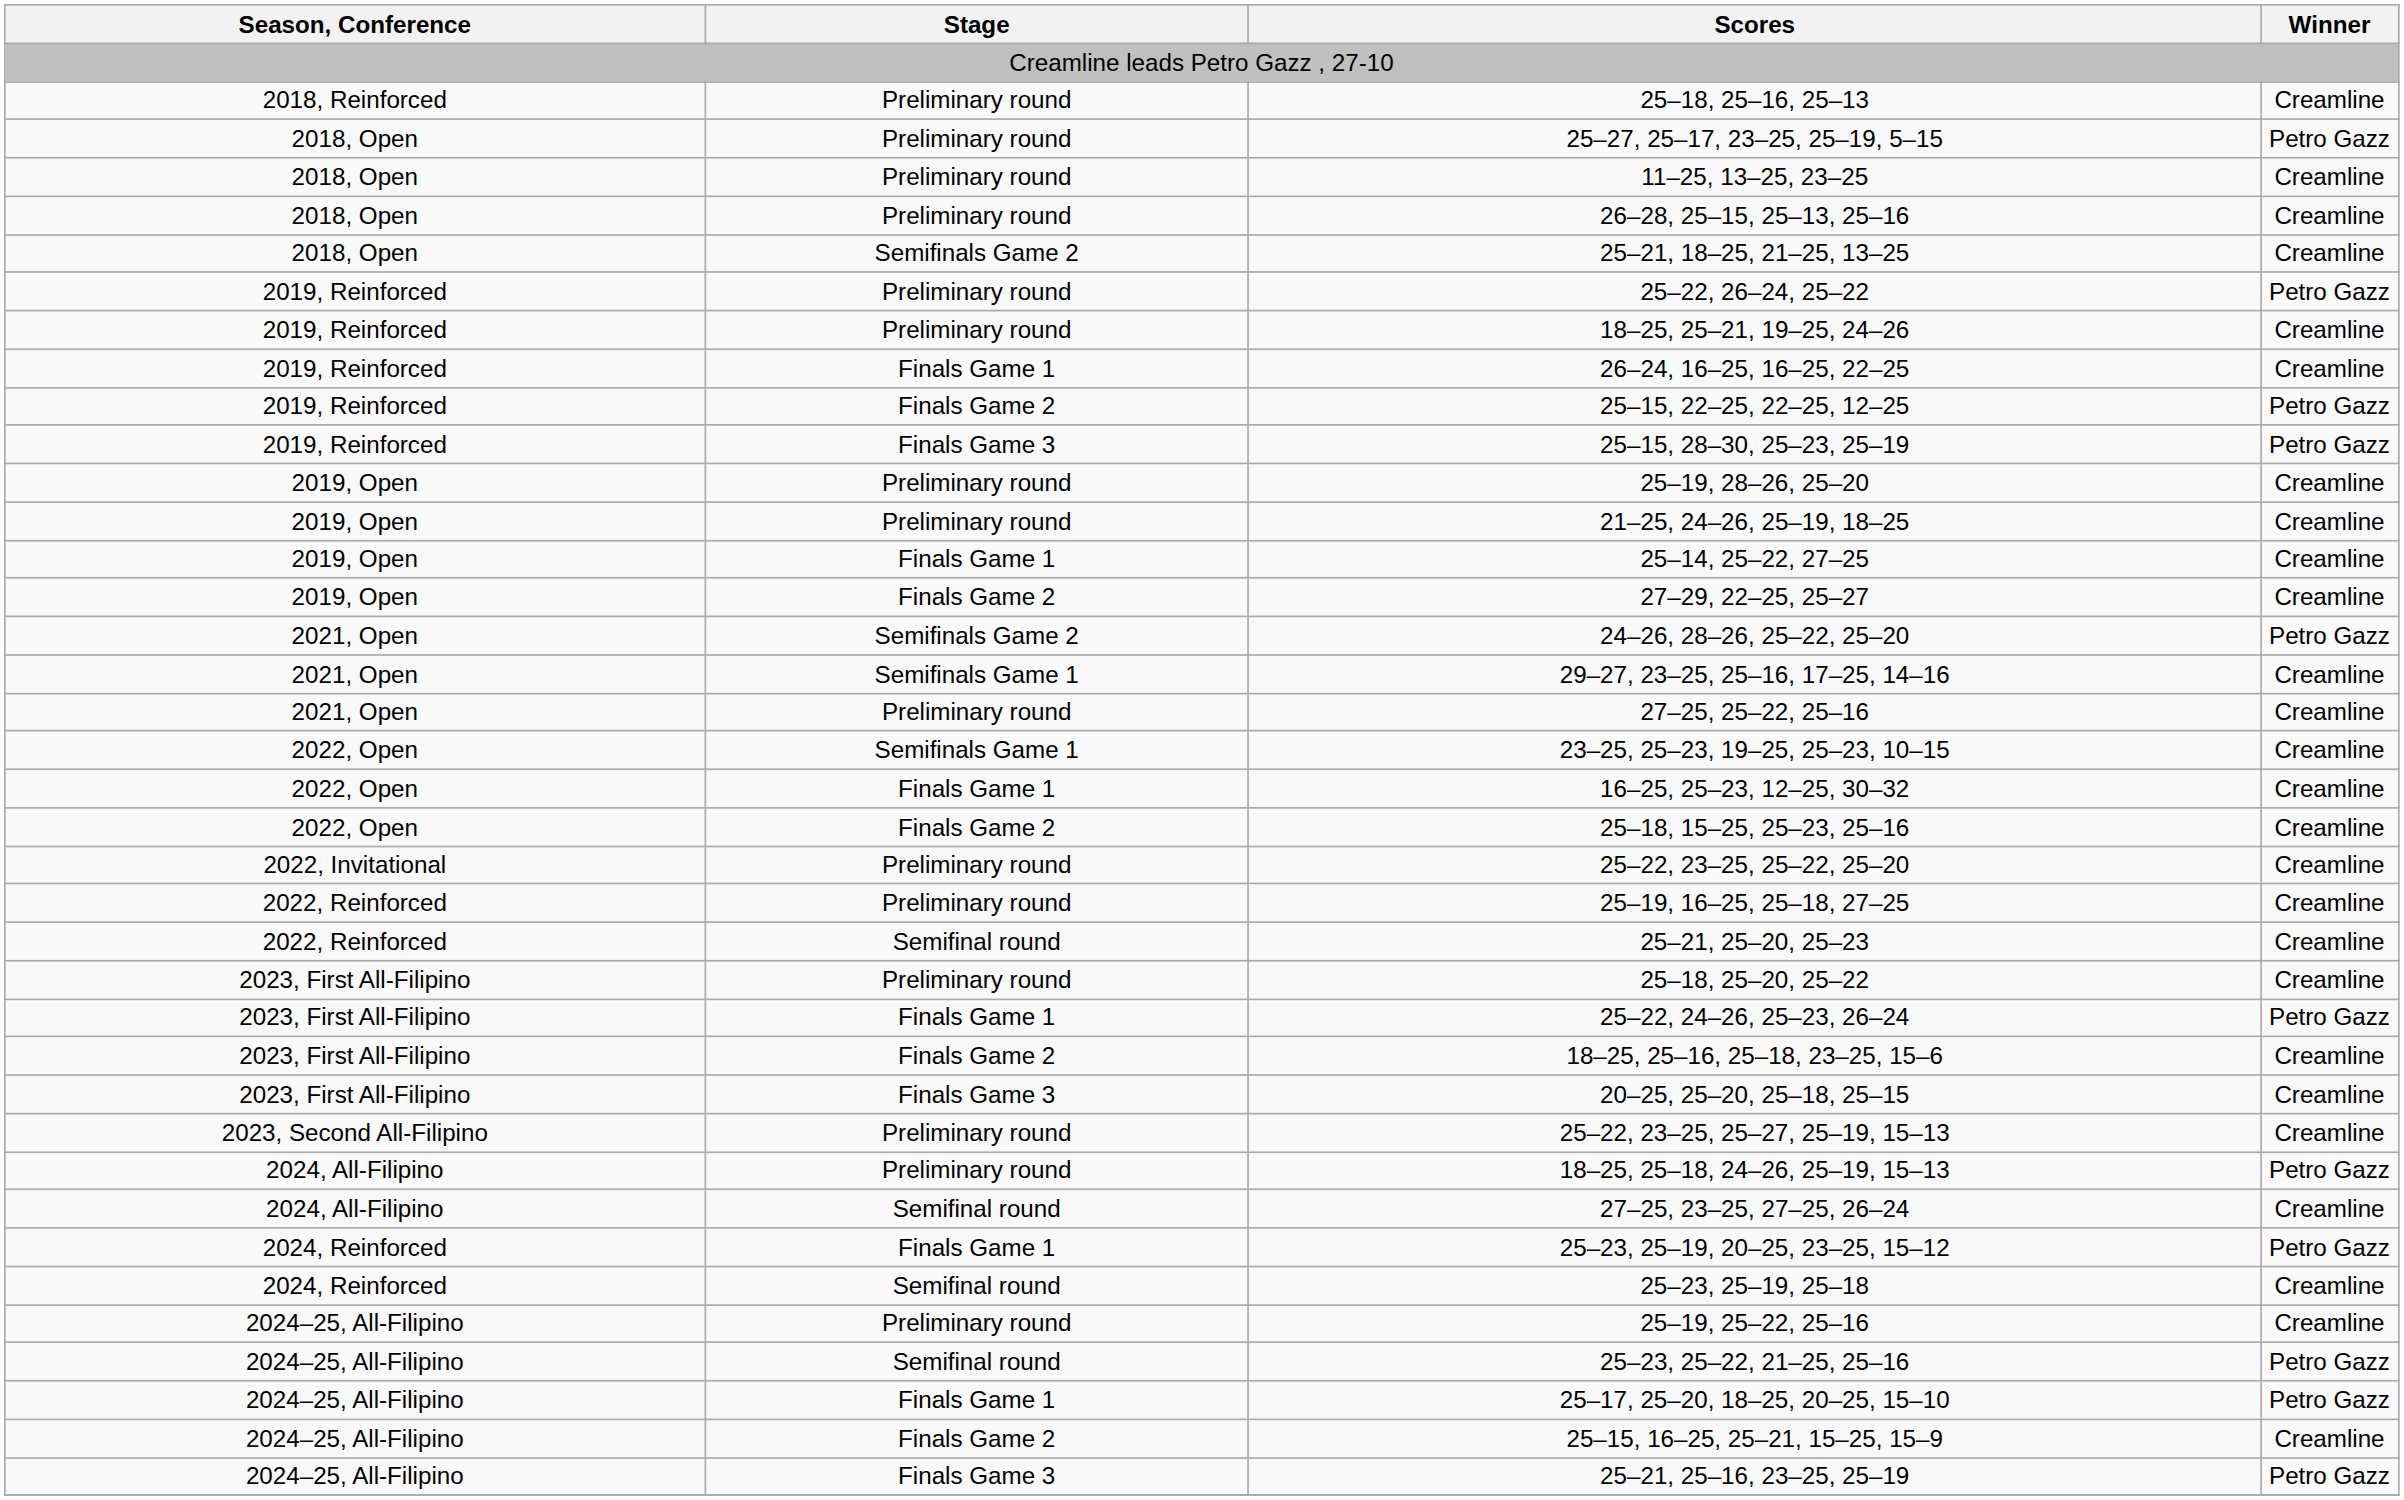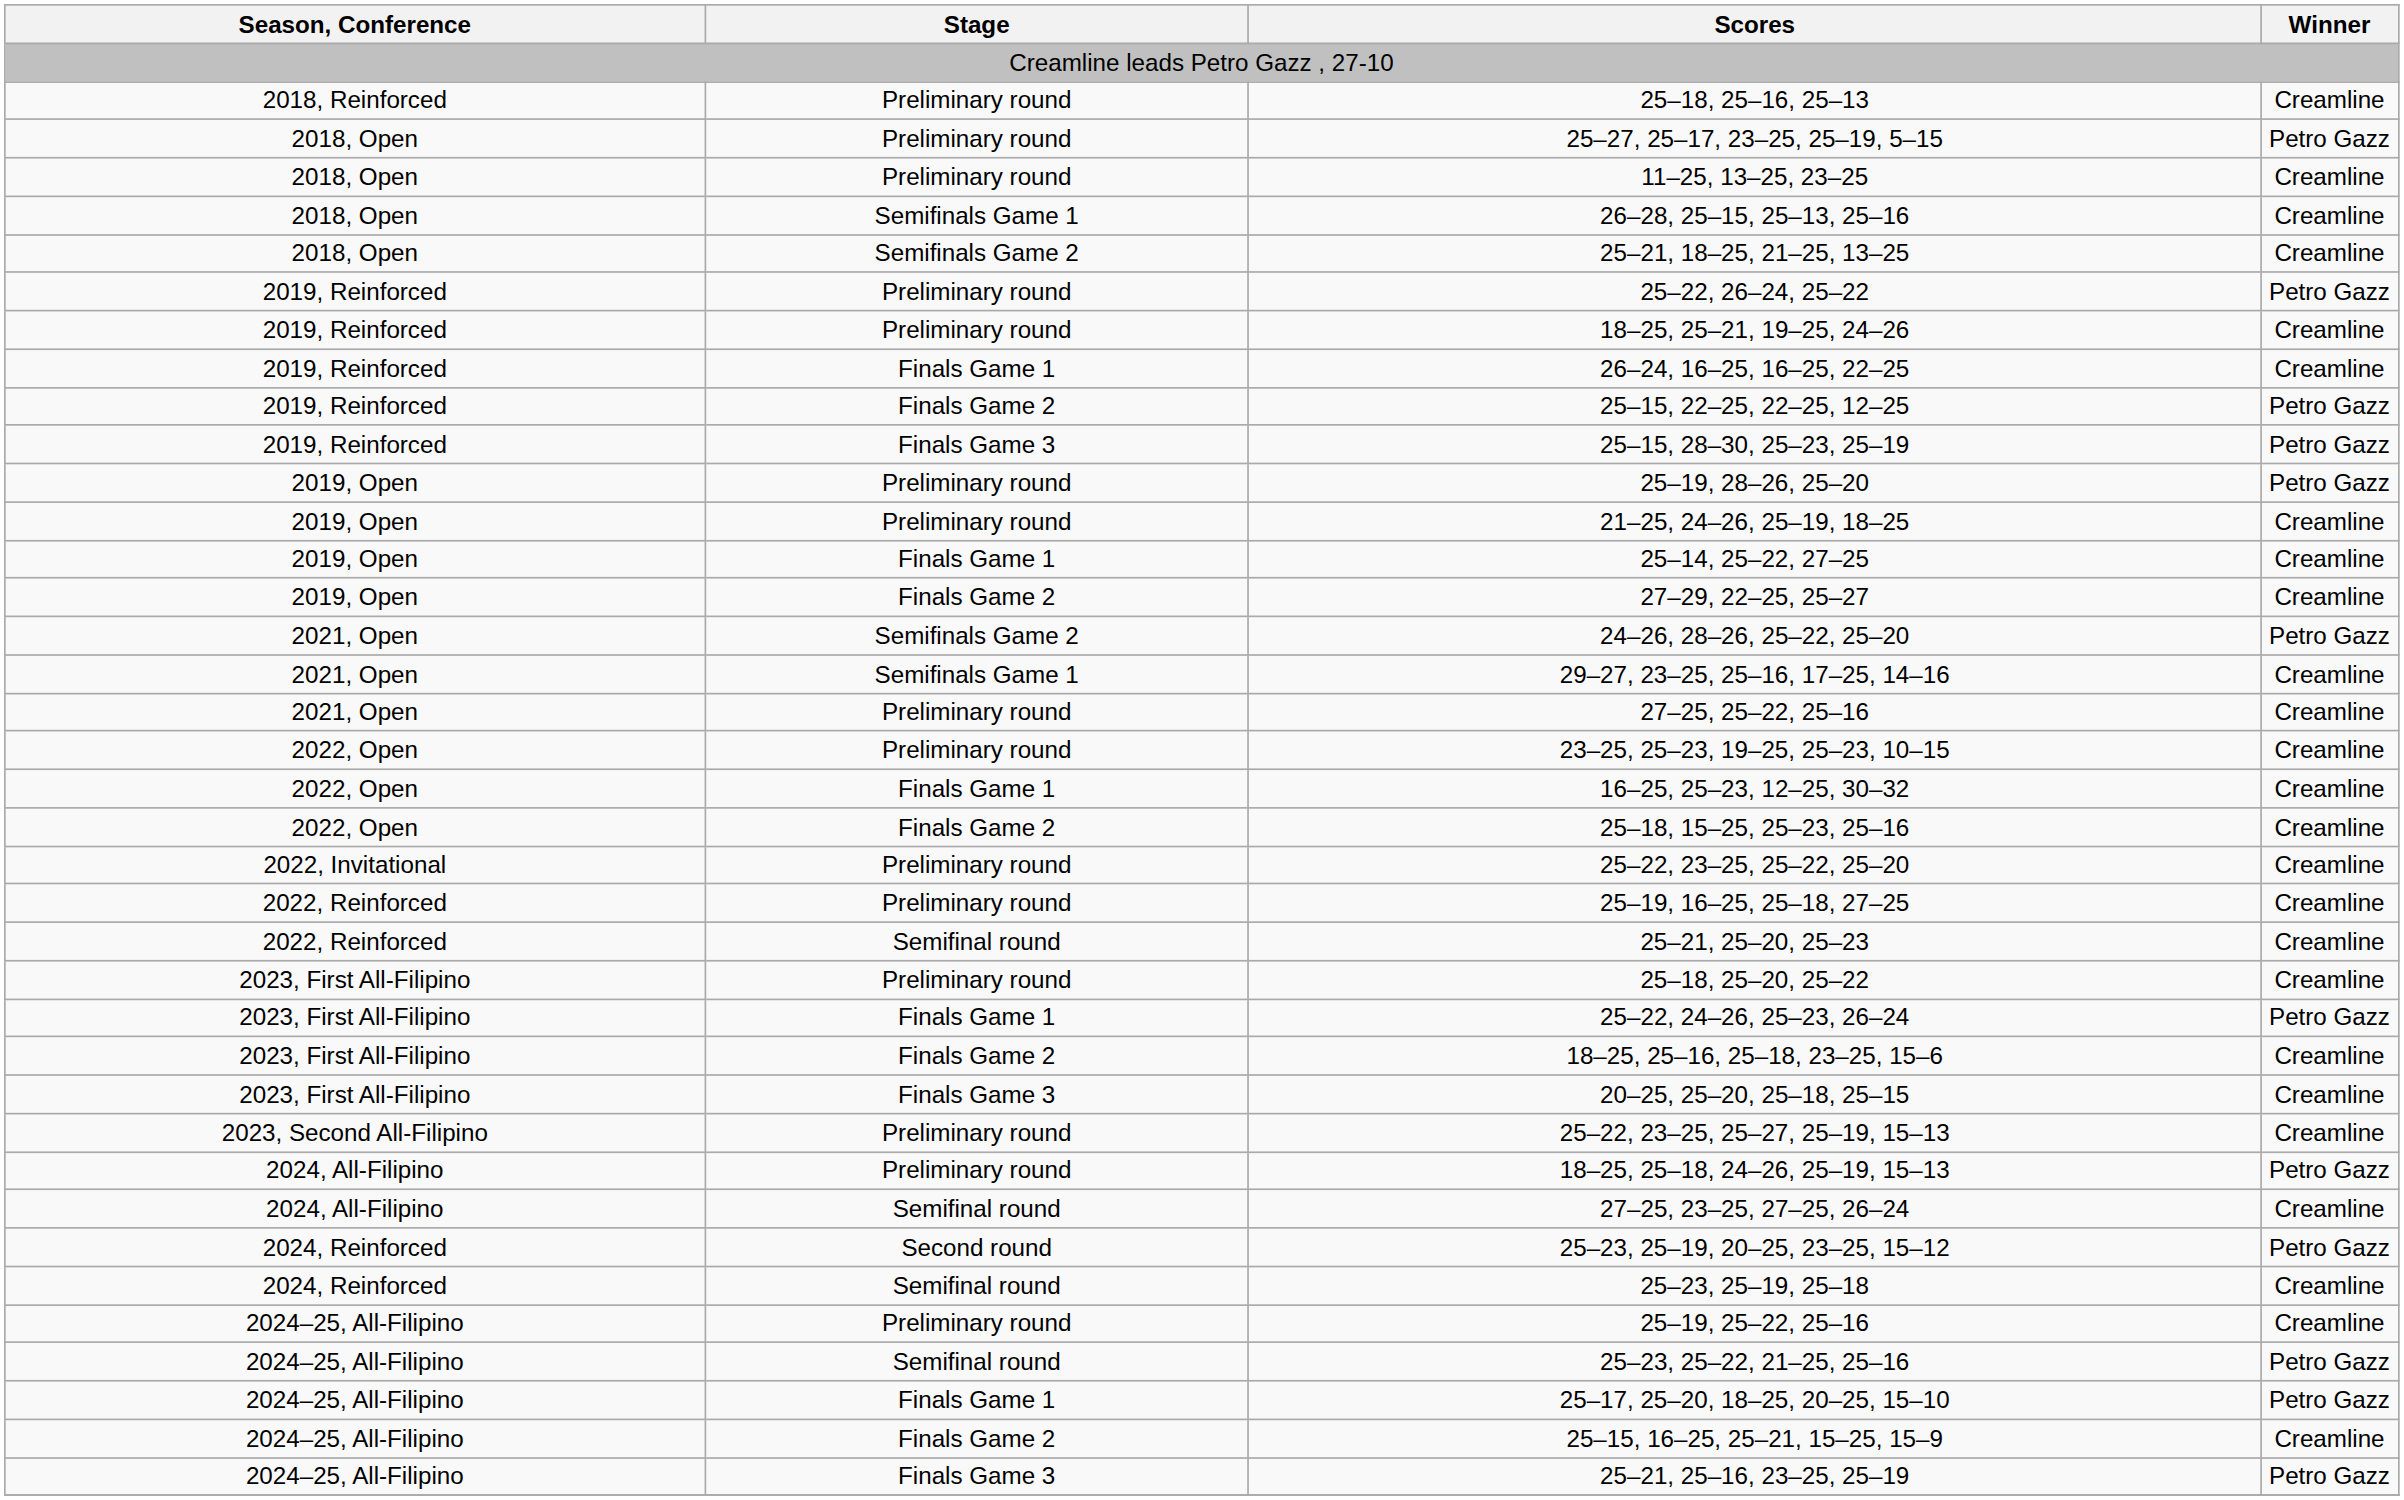(977, 215) Preliminary round -> (977, 215) Semifinals Game 1
(2329, 483) Creamline -> (2329, 483) Petro Gazz
(977, 751) Semifinals Game 1 -> (977, 751) Preliminary round
(977, 1247) Finals Game 1 -> (977, 1247) Second round
